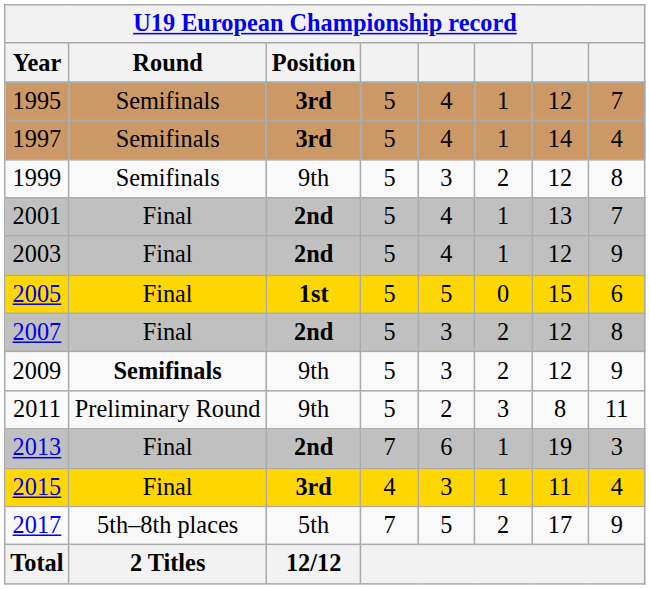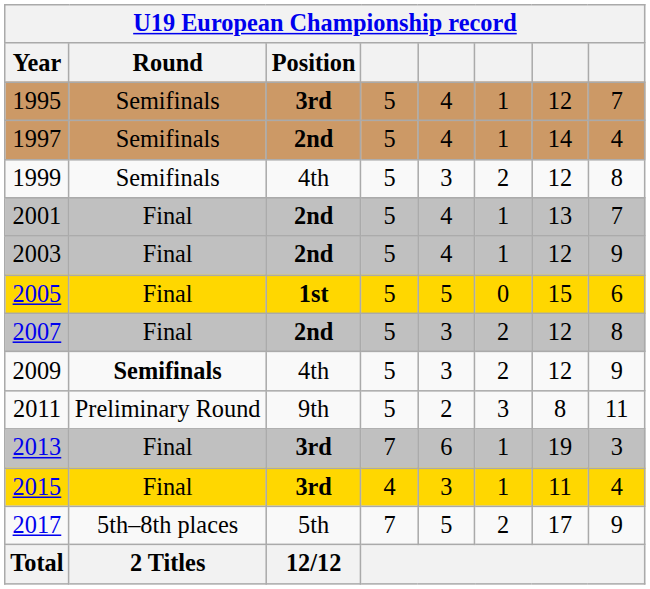(314, 139) 3rd -> (314, 139) 2nd
(314, 178) 9th -> (314, 178) 4th
(314, 370) 9th -> (314, 370) 4th
(314, 448) 2nd -> (314, 448) 3rd
